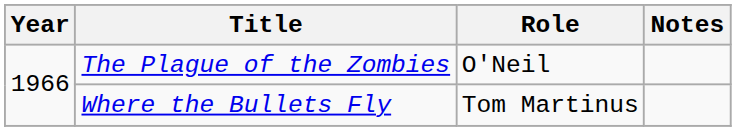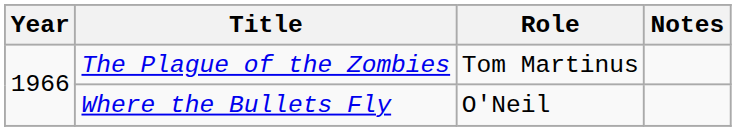(506, 65) O'Neil -> (550, 65) Tom Martinus
(550, 105) Tom Martinus -> (506, 105) O'Neil
